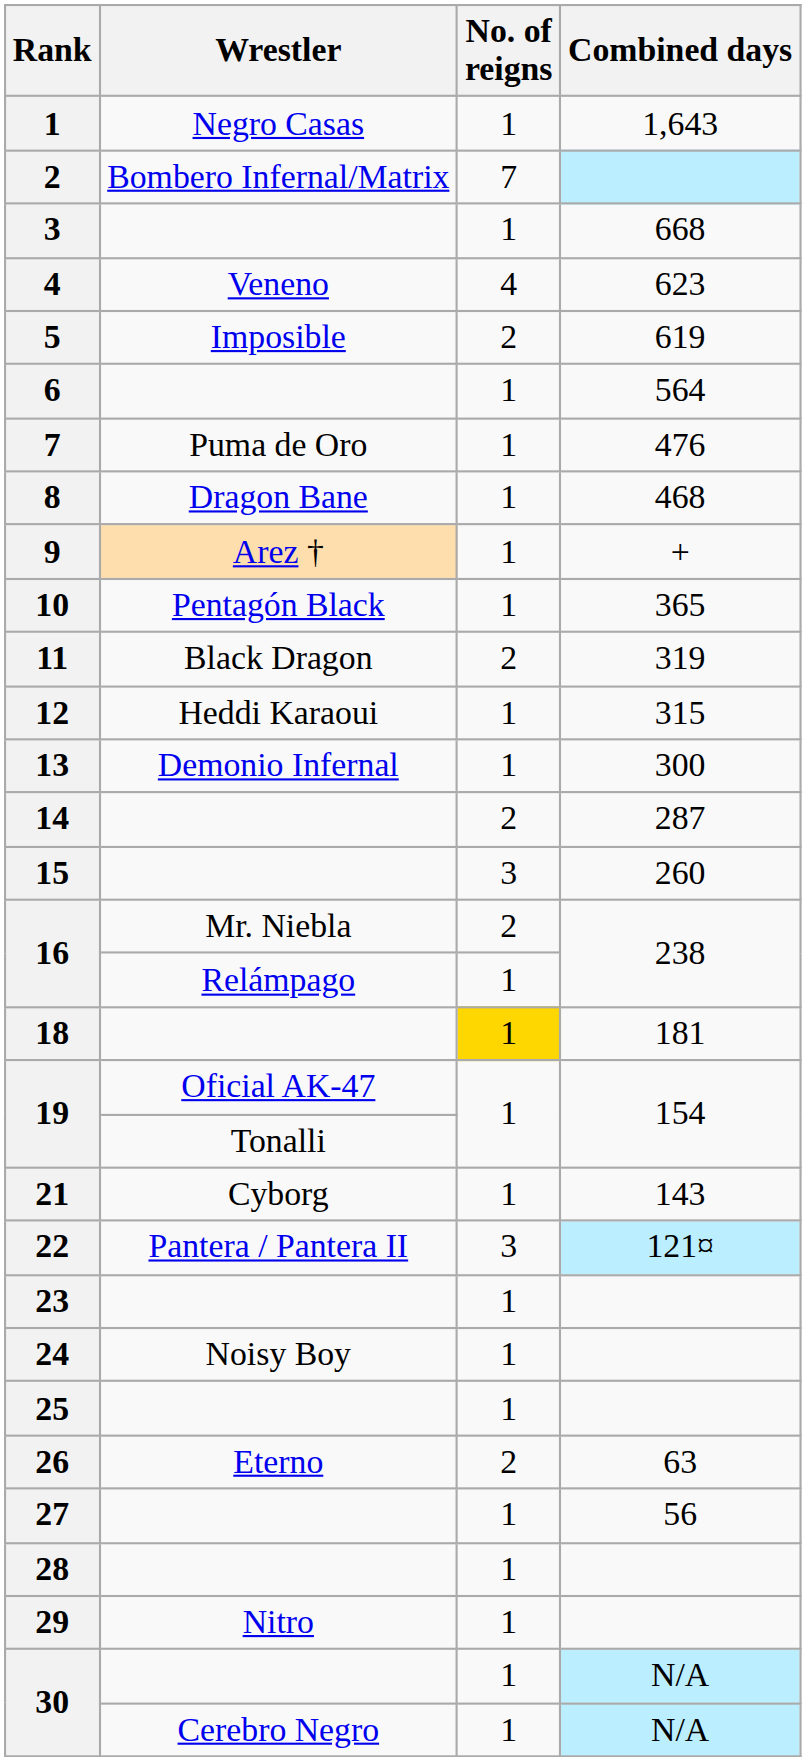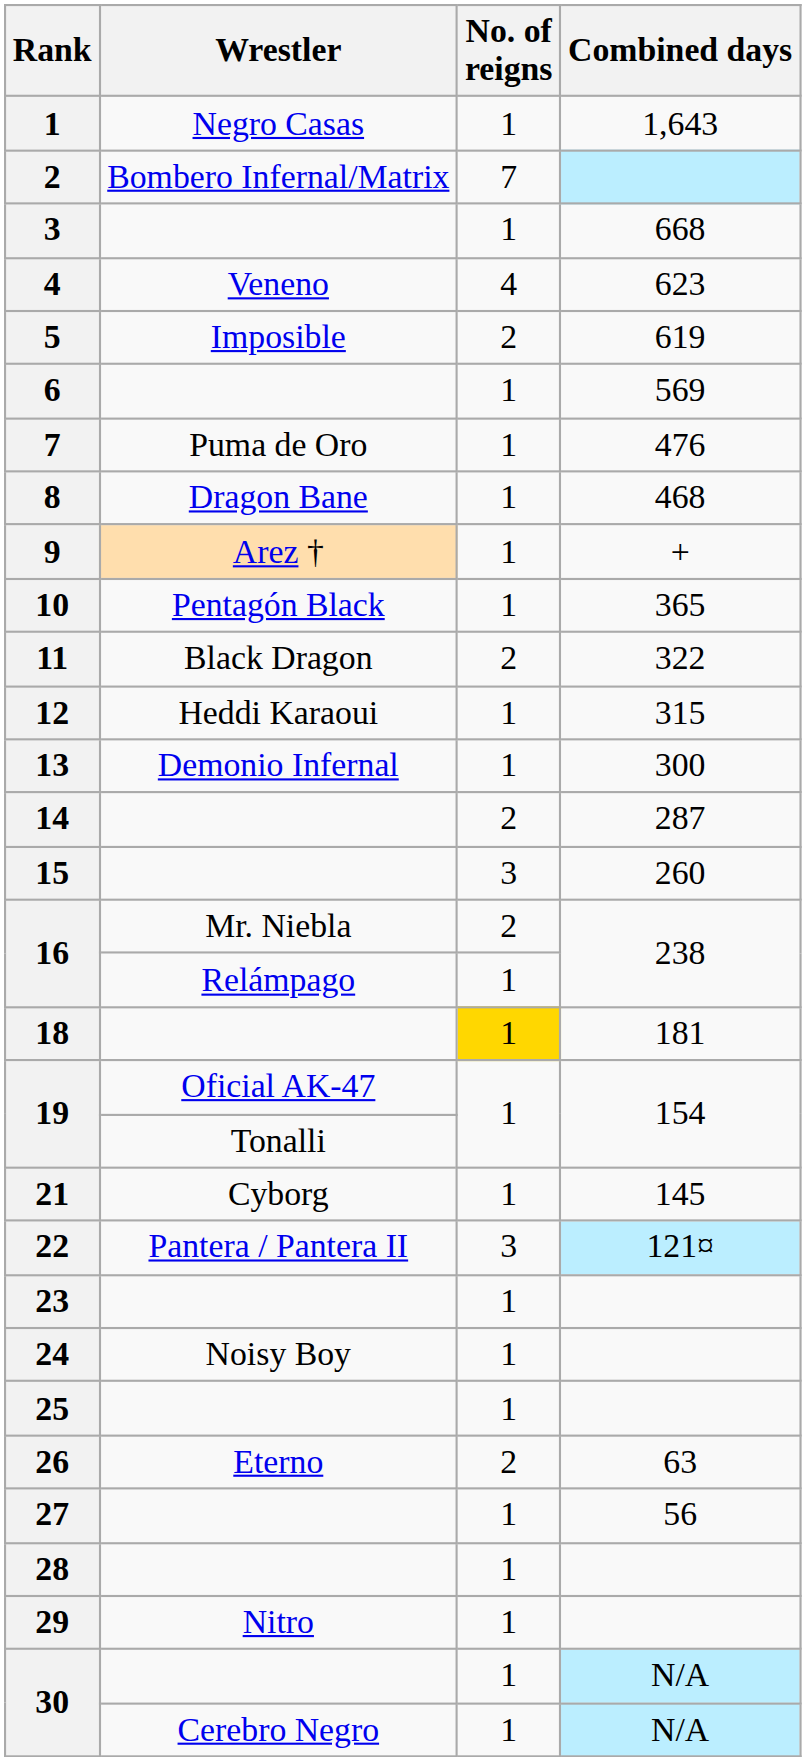(680, 390) 564 -> (680, 390) 569
(680, 658) 319 -> (680, 658) 322
(680, 1193) 143 -> (680, 1193) 145
